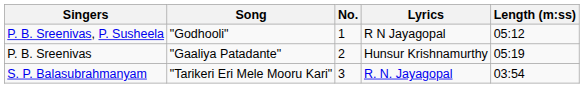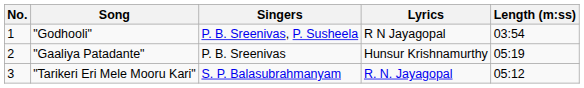columns swapped: (348, 14) <-> (86, 14)
(509, 34) 05:12 -> (509, 34) 03:54
(509, 74) 03:54 -> (509, 74) 05:12
